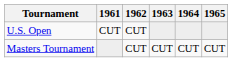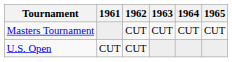rows swapped: (50, 48) <-> (29, 31)
